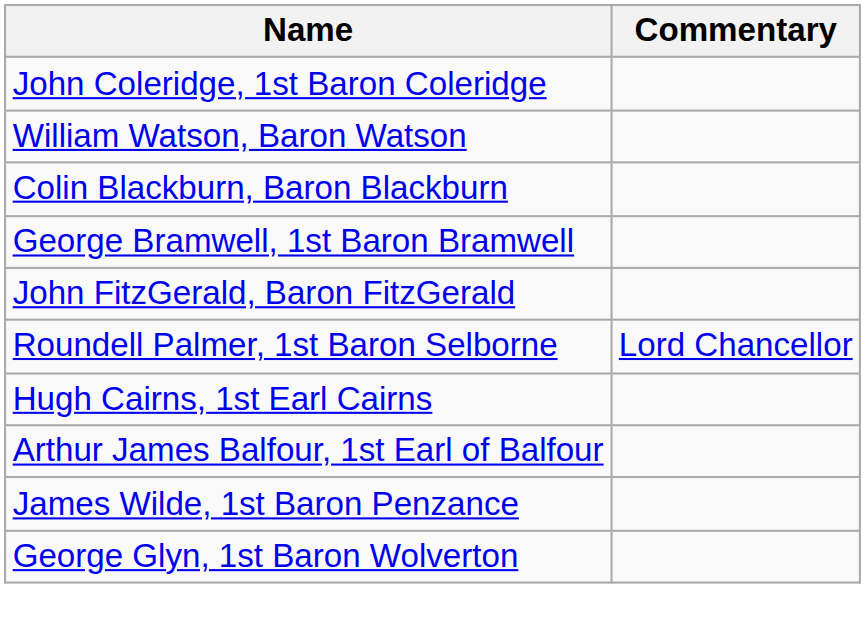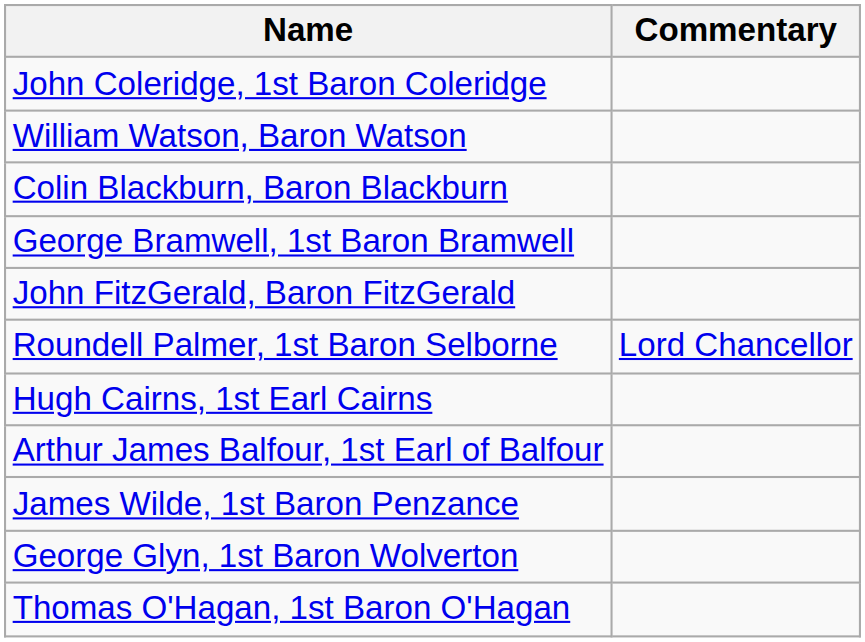+ row: (291, 608)
